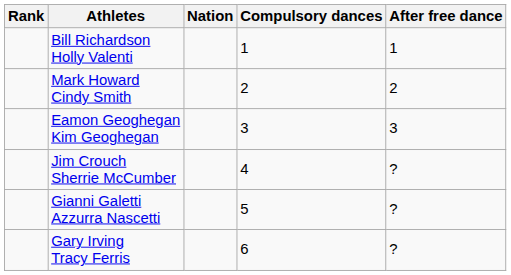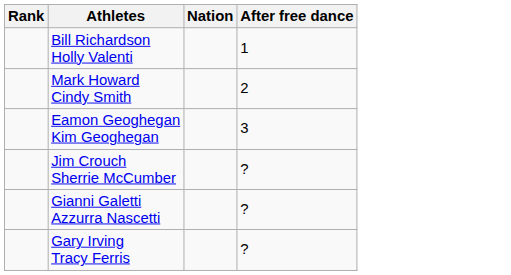- column: (311, 16)
